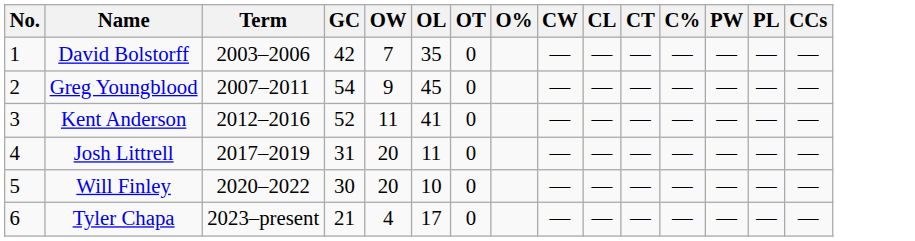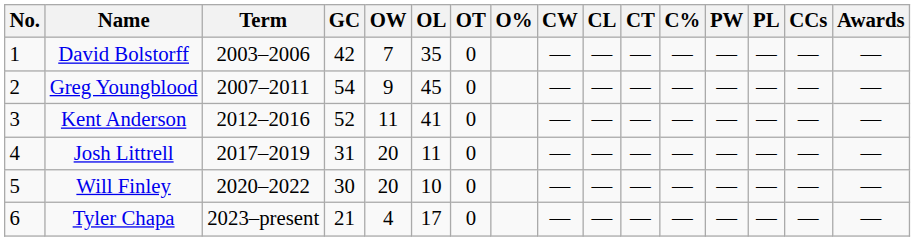+ column: (871, 20)
